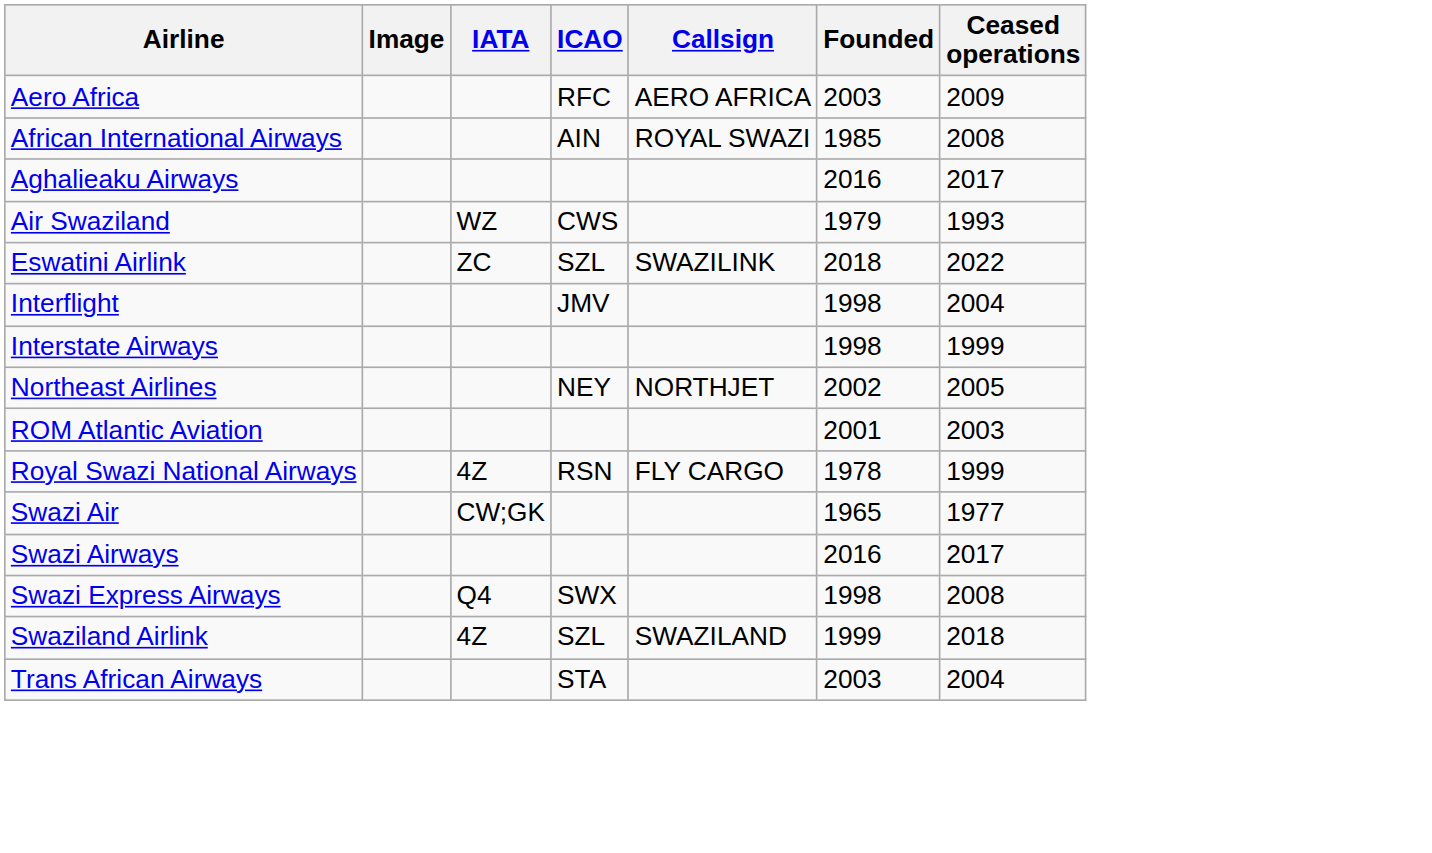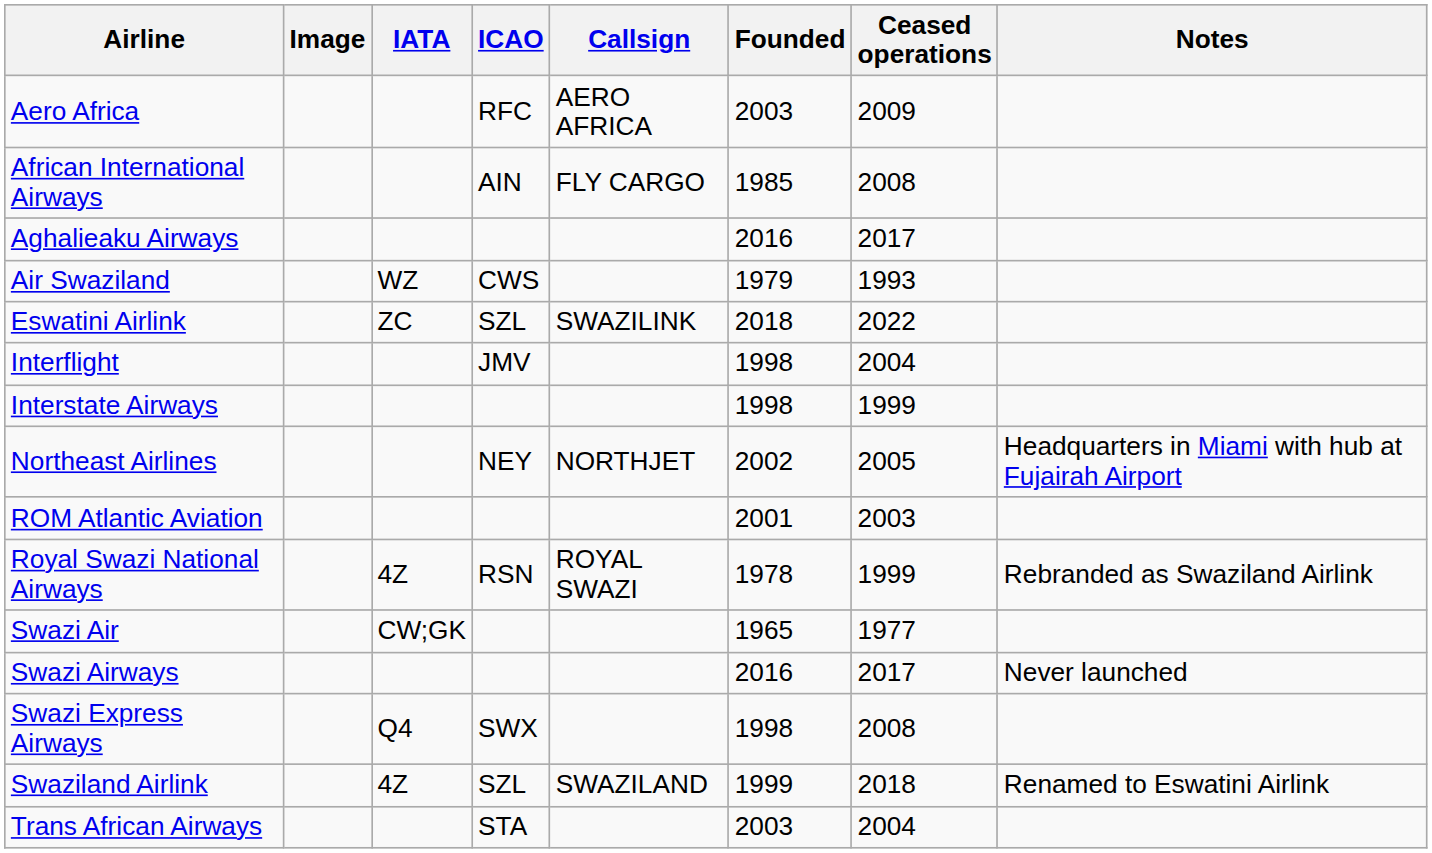+ column: (1212, 40)
(723, 138) ROYAL SWAZI -> (630, 182) FLY CARGO
(709, 470) FLY CARGO -> (599, 574) ROYAL SWAZI
